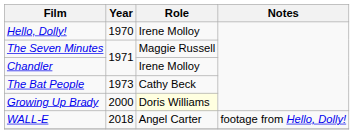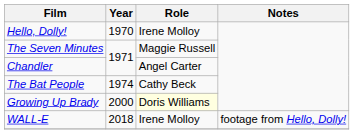(169, 66) Irene Molloy -> (170, 66) Angel Carter
(121, 84) 1973 -> (121, 84) 1974
(170, 119) Angel Carter -> (169, 119) Irene Molloy
